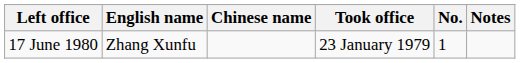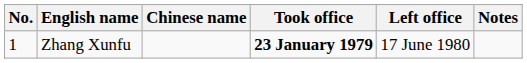columns swapped: (450, 17) <-> (53, 17)
(375, 44) normal -> (314, 44) bold
